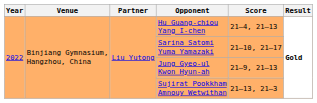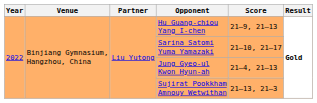(254, 26) 21–4, 21–13 -> (254, 26) 21–9, 21–13
(254, 67) 21–9, 21–13 -> (254, 67) 21–4, 21–13
